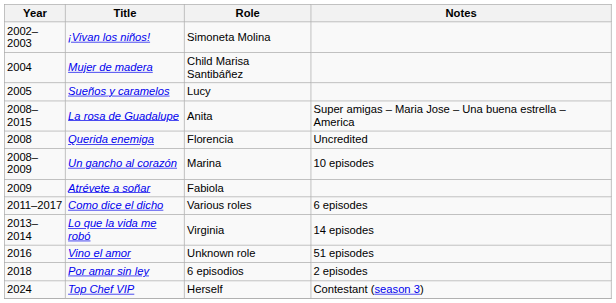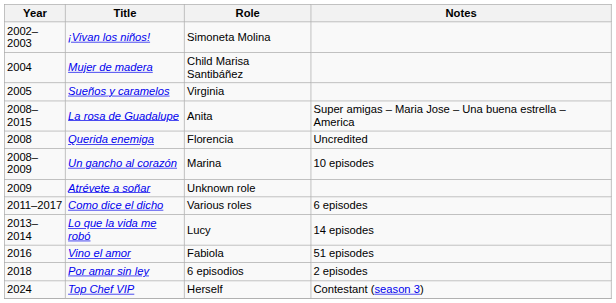(199, 91) Lucy -> (206, 91) Virginia
(205, 188) Fabiola -> (221, 188) Unknown role
(206, 229) Virginia -> (199, 229) Lucy
(221, 254) Unknown role -> (205, 254) Fabiola
